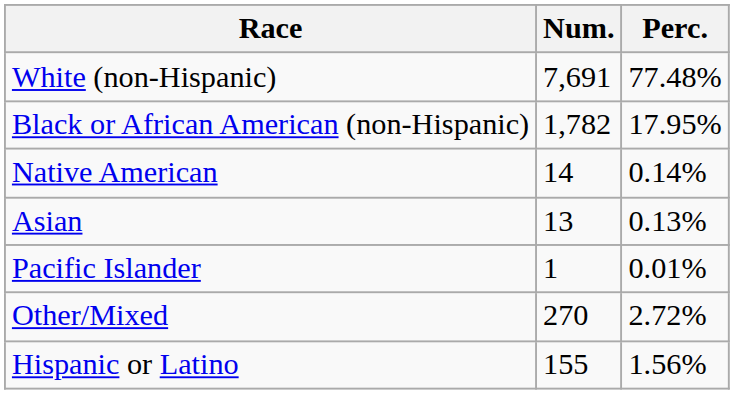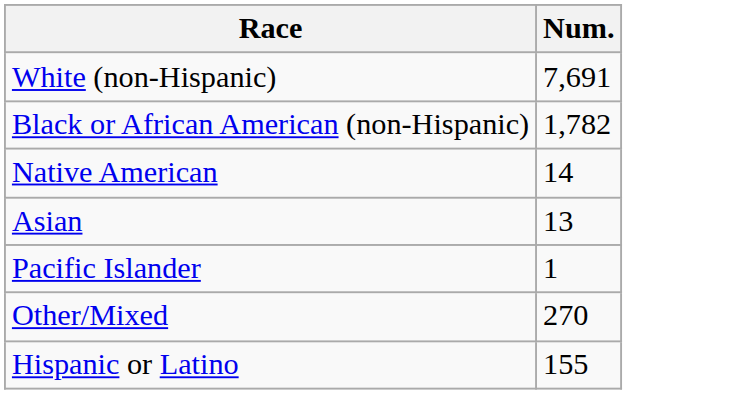- column: (675, 28)
